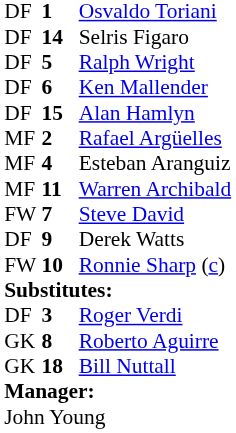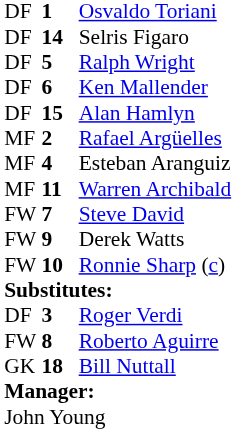(18, 239) DF -> (20, 239) FW
(20, 340) GK -> (20, 340) FW
